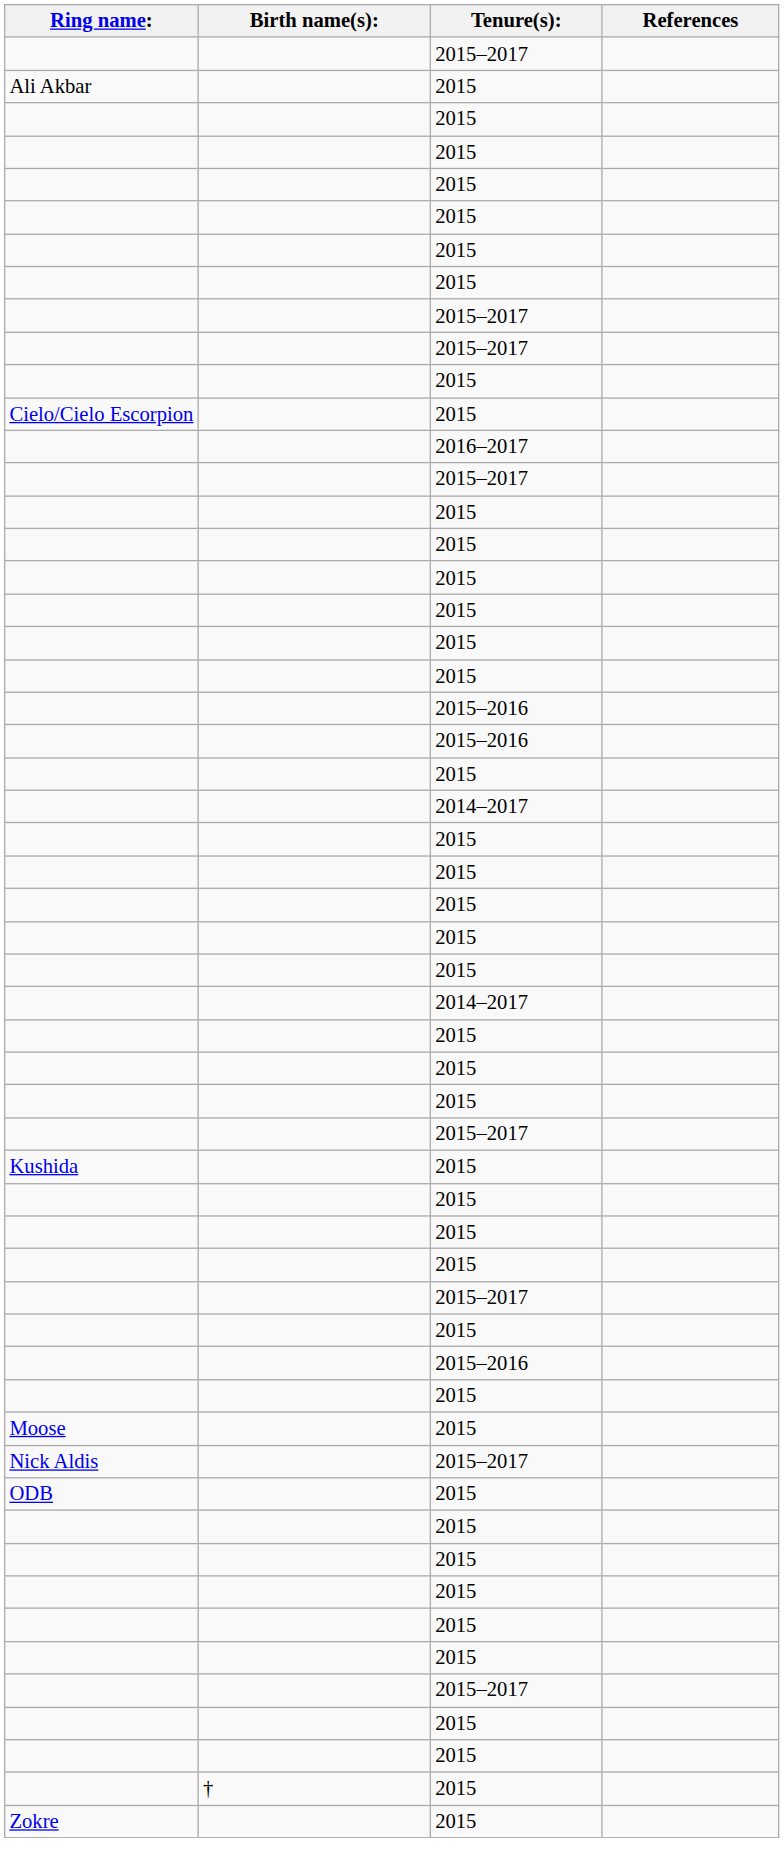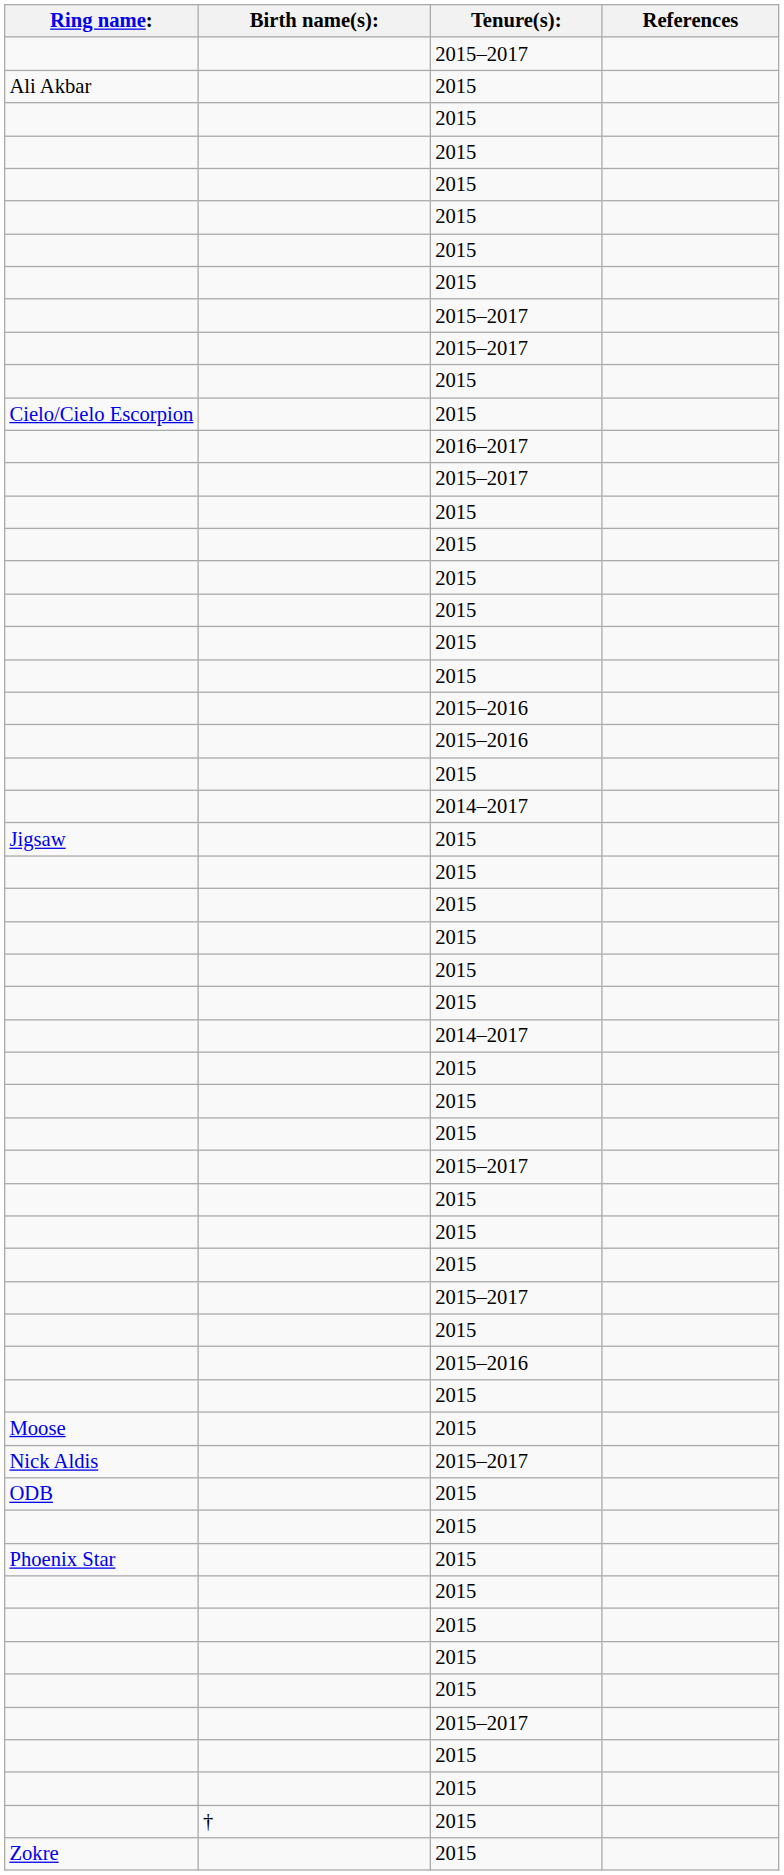+ row: (37, 839)
- row: (44, 1166)
+ row: (62, 1559)
